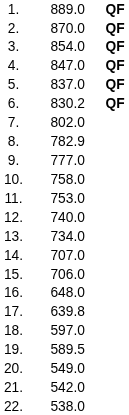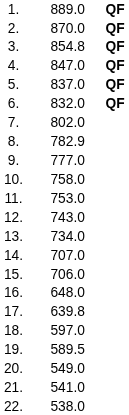(68, 47) 854.0 -> (68, 47) 854.8
(68, 103) 830.2 -> (68, 103) 832.0
(68, 217) 740.0 -> (68, 217) 743.0
(68, 387) 542.0 -> (68, 387) 541.0
